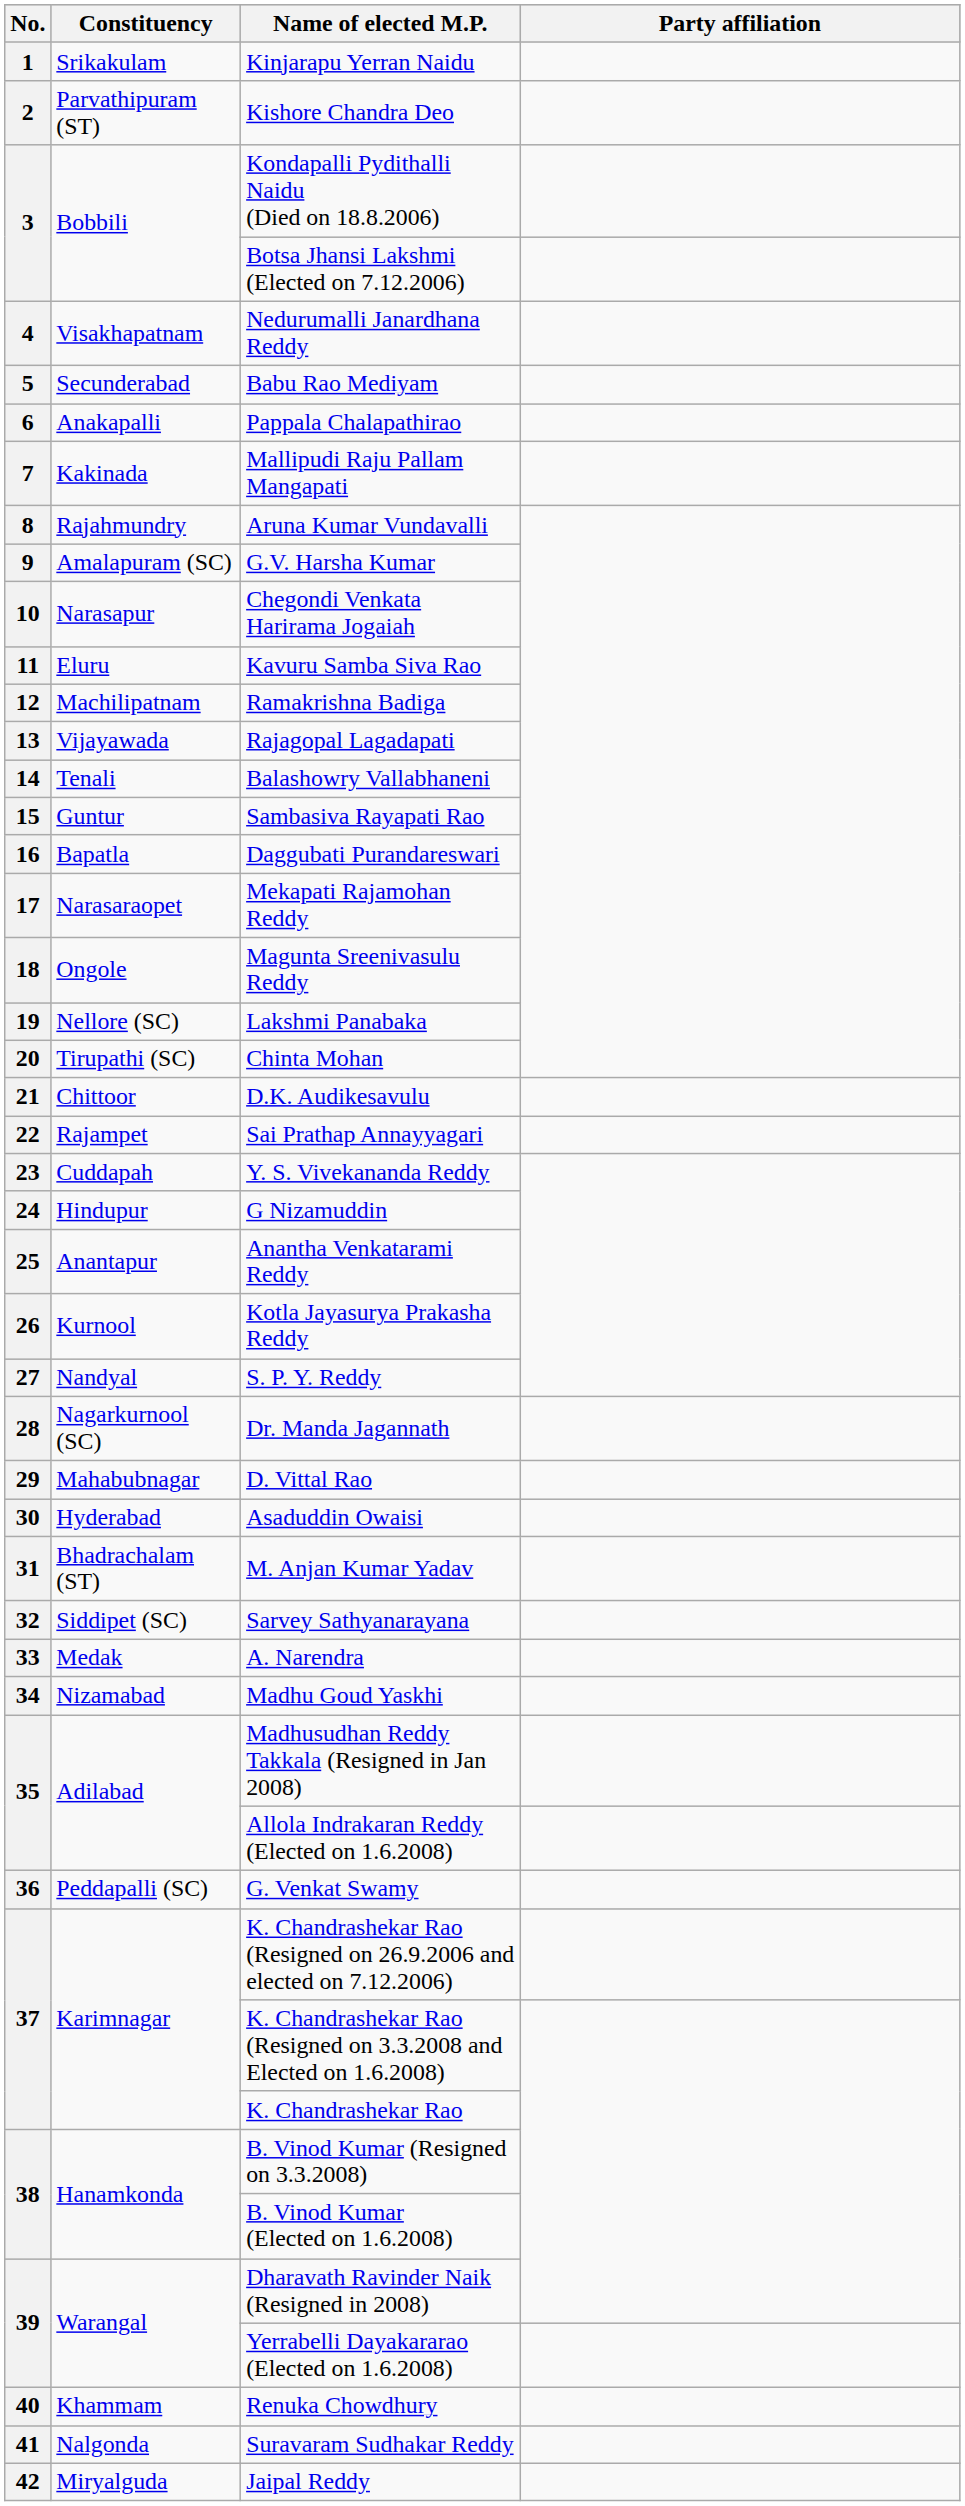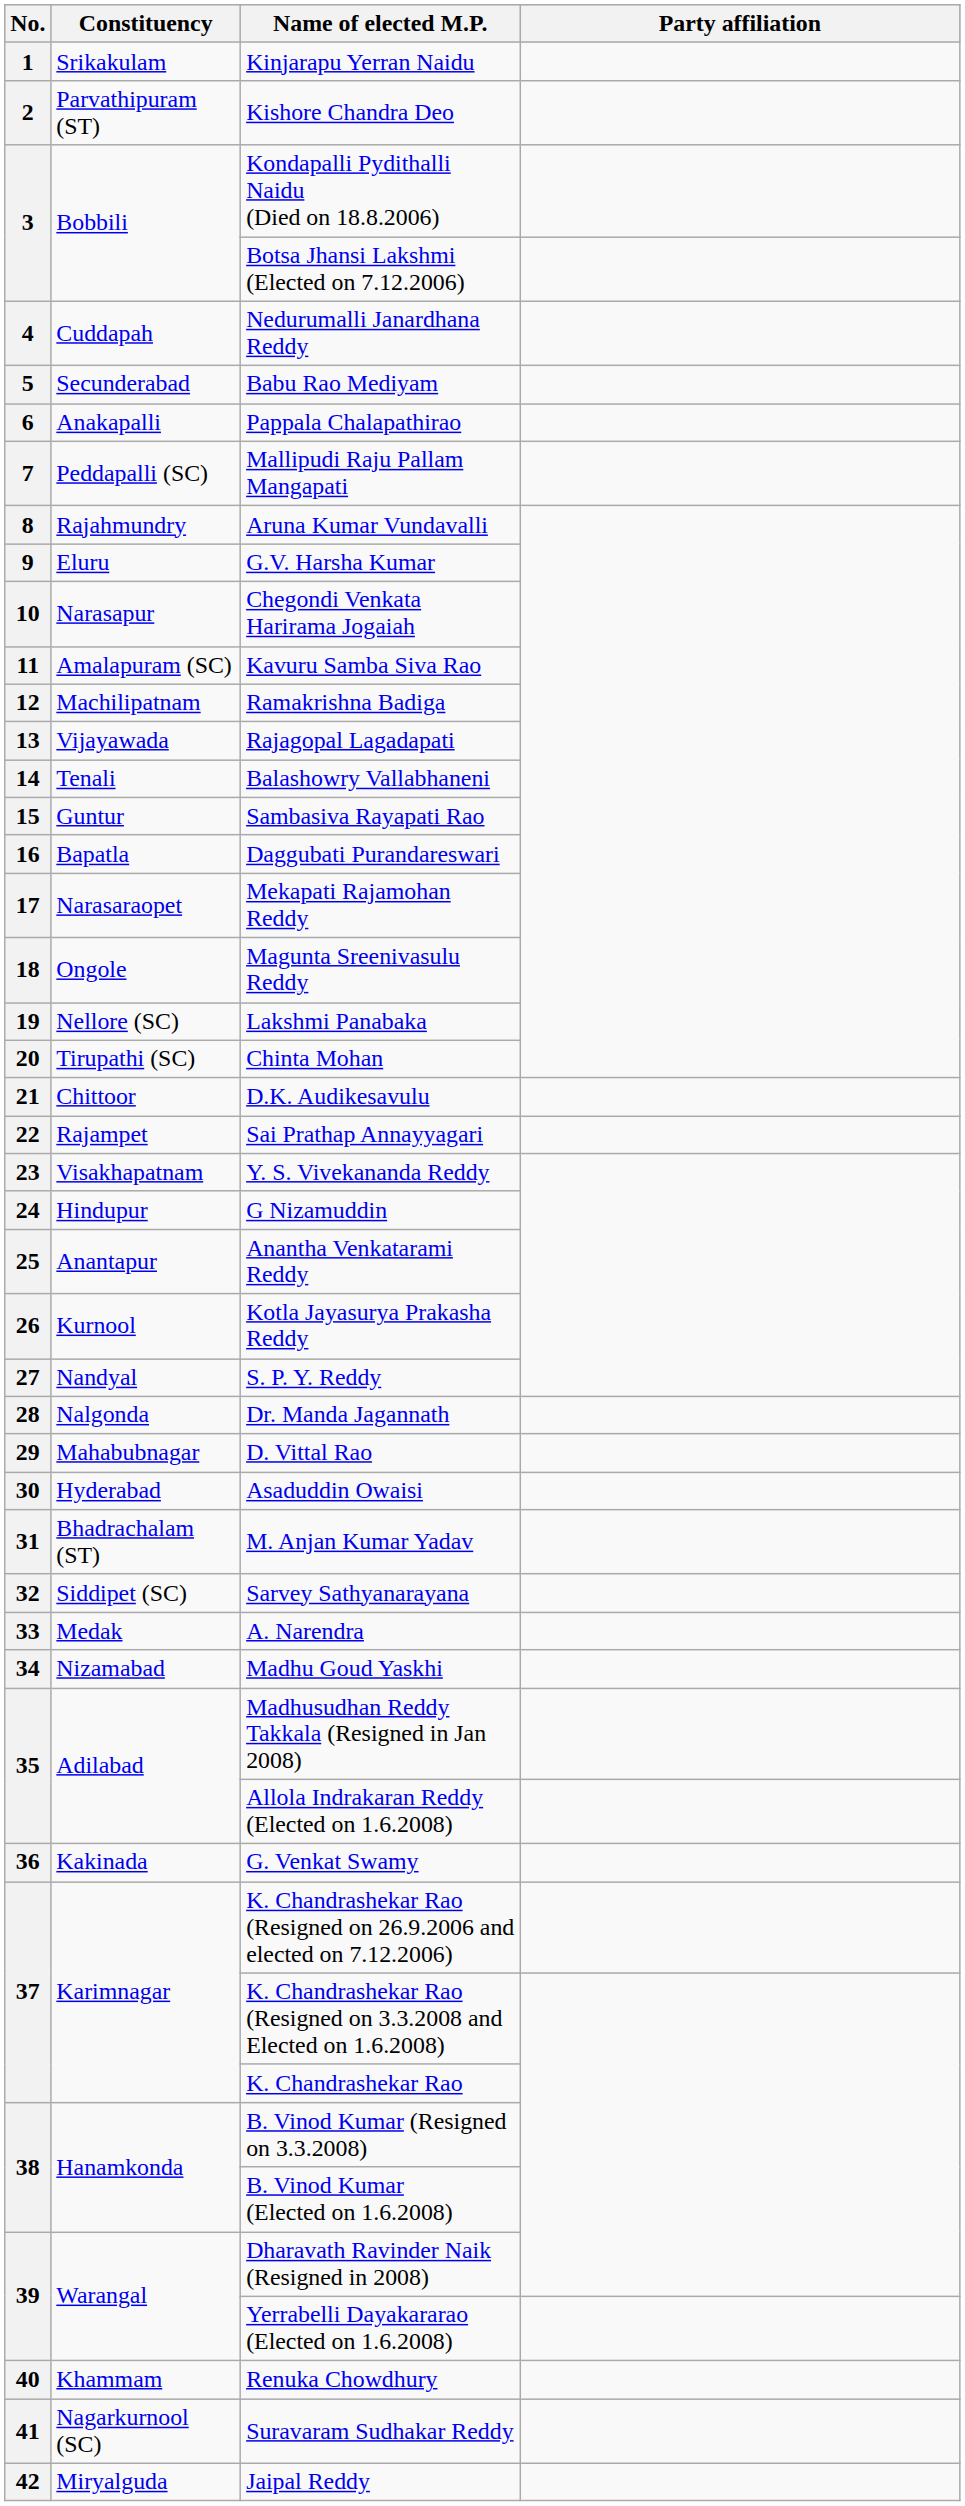(130, 333) Visakhapatnam -> (105, 333) Cuddapah
(102, 473) Kakinada -> (132, 473) Peddapalli (SC)
(144, 562) Amalapuram (SC) -> (83, 562) Eluru
(83, 664) Eluru -> (144, 664) Amalapuram (SC)
(105, 1172) Cuddapah -> (130, 1172) Visakhapatnam
(123, 1428) Nagarkurnool (SC) -> (103, 1414) Nalgonda
(132, 1889) Peddapalli (SC) -> (102, 1862) Kakinada
(103, 2444) Nalgonda -> (123, 2430) Nagarkurnool (SC)
